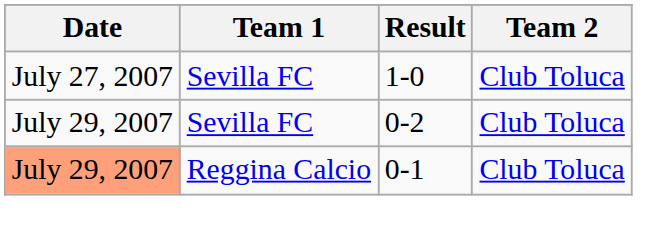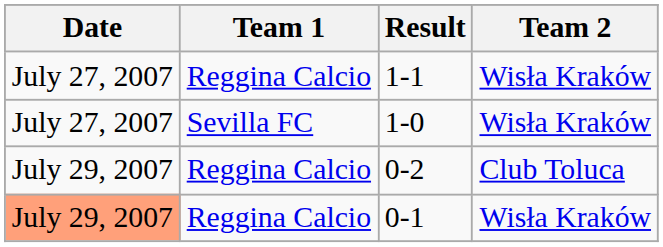+ row: (405, 75)
(552, 75) Club Toluca -> (565, 122) Wisła Kraków
(250, 122) Sevilla FC -> (279, 169) Reggina Calcio
(552, 169) Club Toluca -> (565, 216) Wisła Kraków
